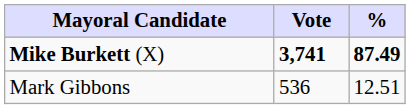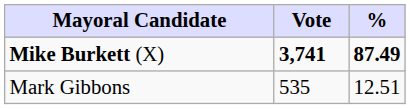(295, 86) 536 -> (295, 86) 535
